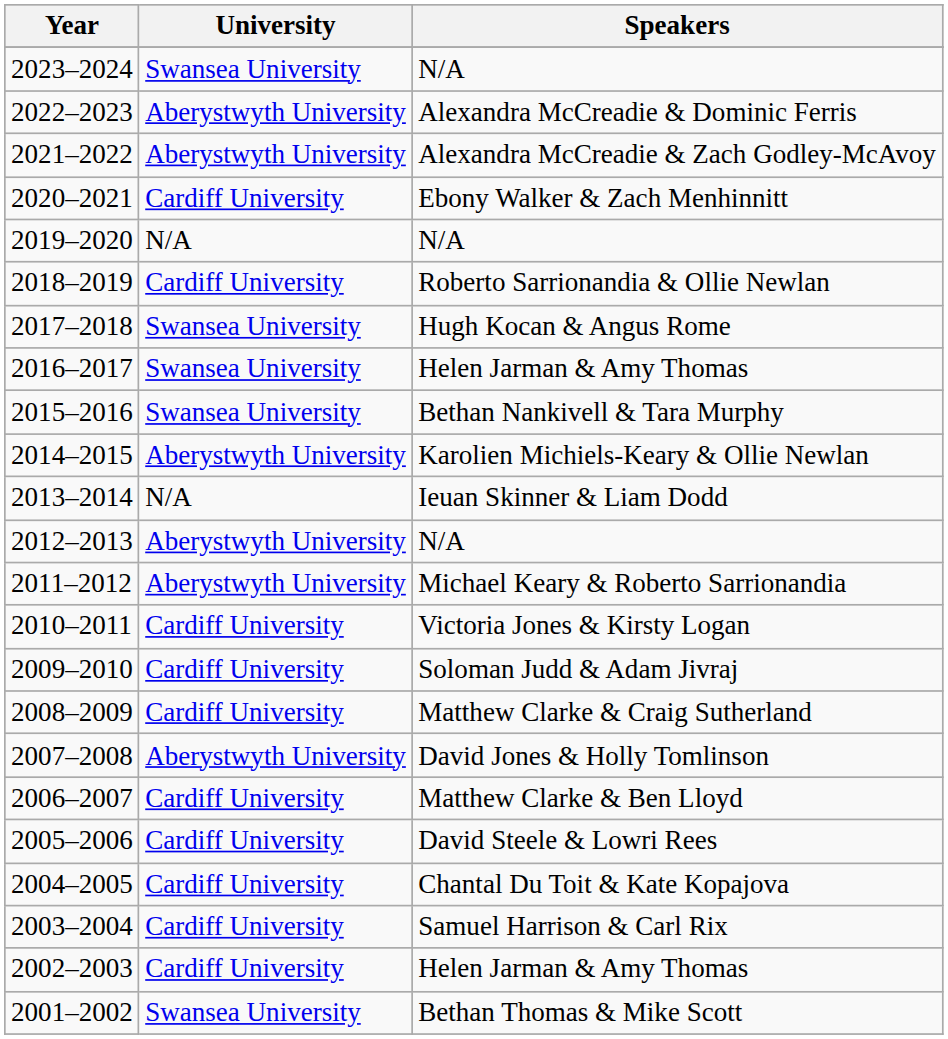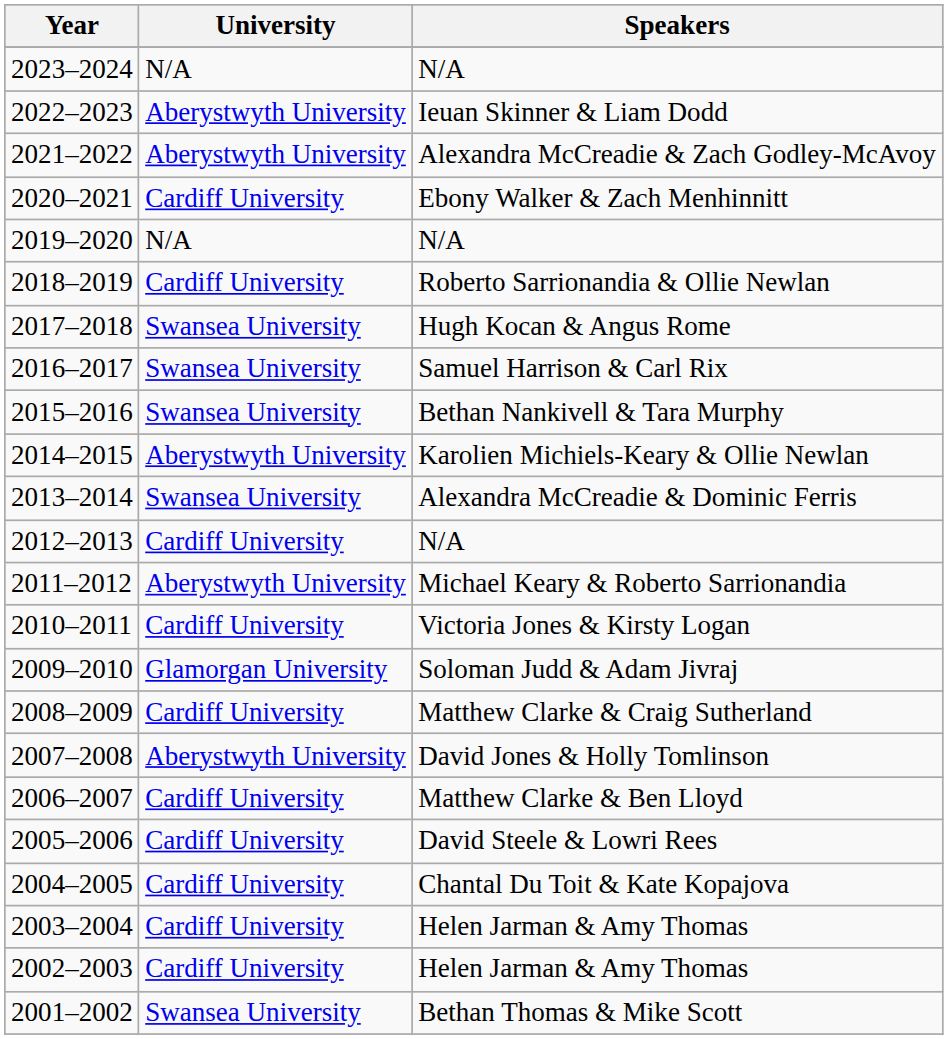(253, 68) Swansea University -> (169, 68) N/A
(638, 111) Alexandra McCreadie & Dominic Ferris -> (573, 111) Ieuan Skinner & Liam Dodd
(583, 369) Helen Jarman & Amy Thomas -> (573, 369) Samuel Harrison & Carl Rix
(169, 497) N/A -> (253, 497) Swansea University
(573, 497) Ieuan Skinner & Liam Dodd -> (638, 497) Alexandra McCreadie & Dominic Ferris
(276, 540) Aberystwyth University -> (244, 540) Cardiff University
(244, 669) Cardiff University -> (266, 669) Glamorgan University
(573, 926) Samuel Harrison & Carl Rix -> (583, 926) Helen Jarman & Amy Thomas
